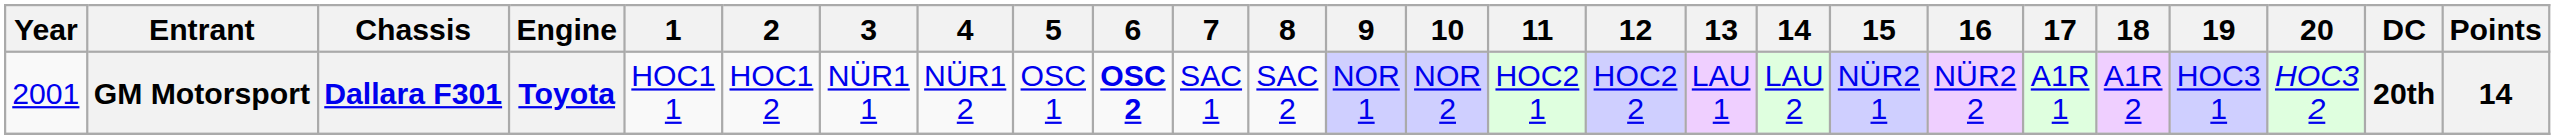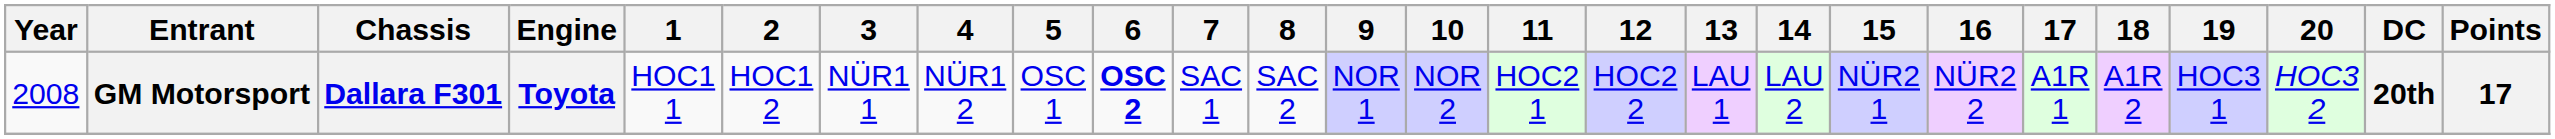(46, 93) 2001 -> (46, 93) 2008
(2496, 93) 14 -> (2496, 93) 17
